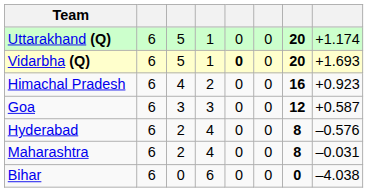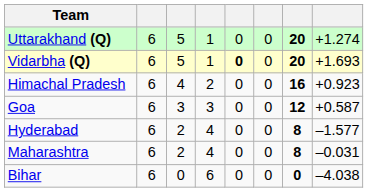(337, 38) +1.174 -> (337, 38) +1.274
(337, 130) –0.576 -> (337, 130) –1.577
